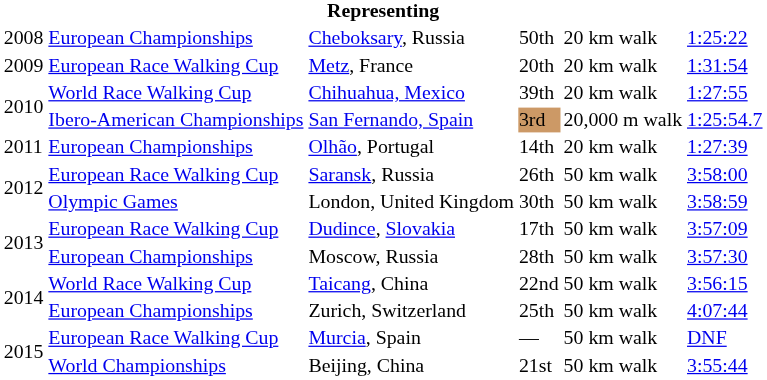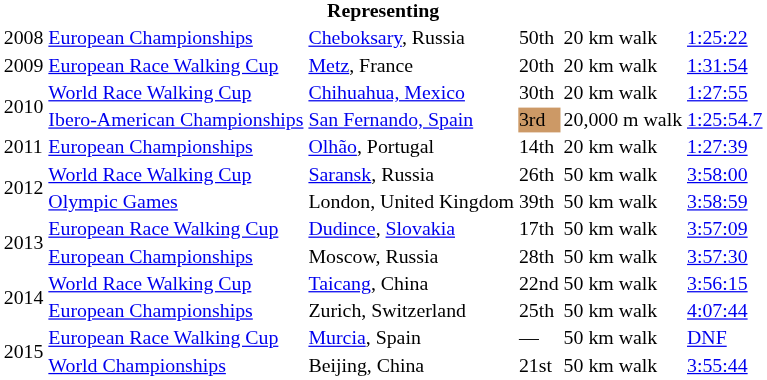(537, 92) 39th -> (537, 92) 30th
(163, 174) European Race Walking Cup -> (150, 174) World Race Walking Cup
(537, 201) 30th -> (537, 201) 39th
